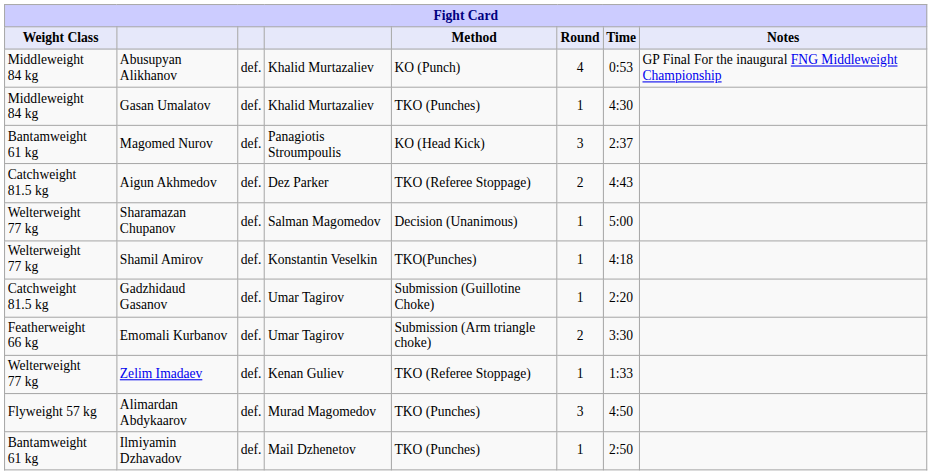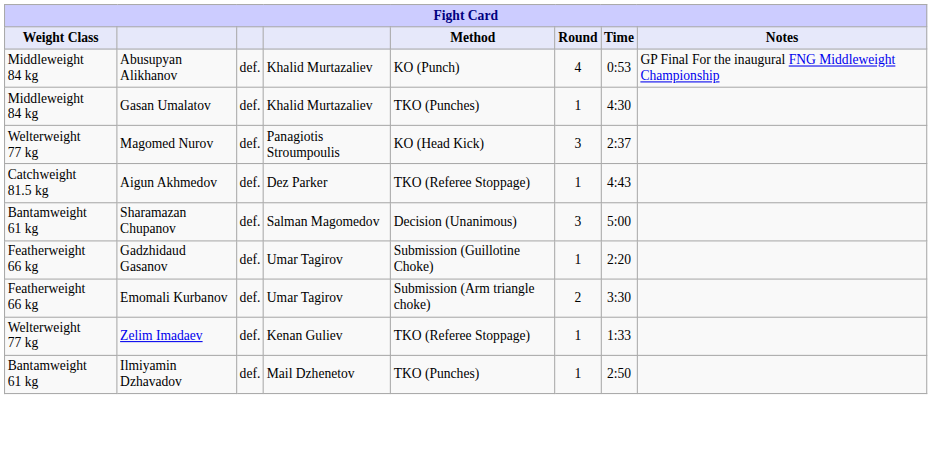(47, 144) Bantamweight 61 kg -> (44, 144) Welterweight 77 kg
(580, 182) 2 -> (578, 182) 1
(44, 221) Welterweight 77 kg -> (47, 221) Bantamweight 61 kg
(580, 221) 1 -> (578, 221) 3
- row: (161, 259)
(42, 297) Catchweight 81.5 kg -> (47, 259) Featherweight 66 kg
- row: (153, 412)
